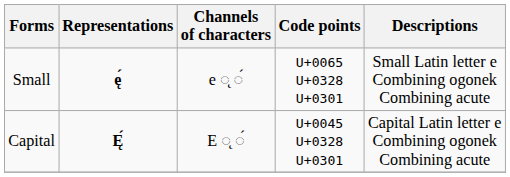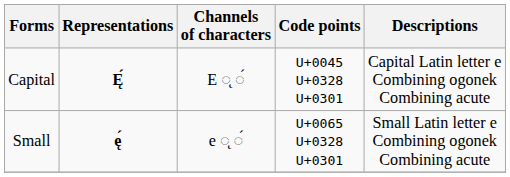rows swapped: (32, 141) <-> (32, 79)
